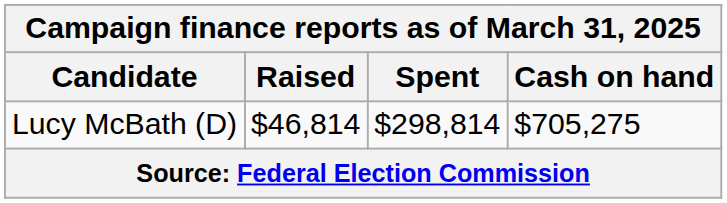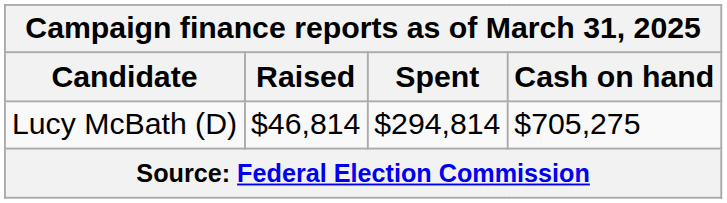(437, 124) $298,814 -> (437, 124) $294,814
